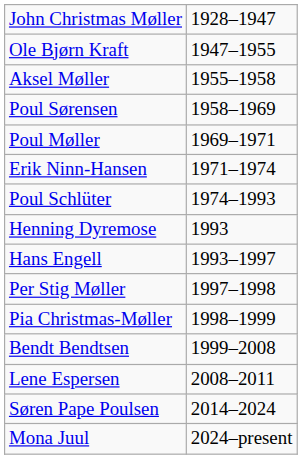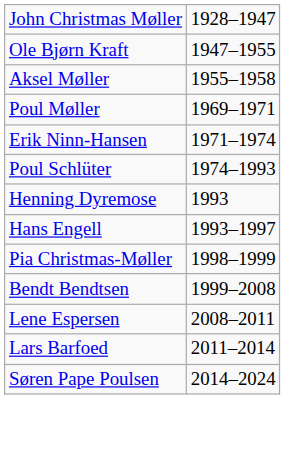- row: (63, 109)
- row: (67, 288)
+ row: (58, 348)
- row: (49, 438)
